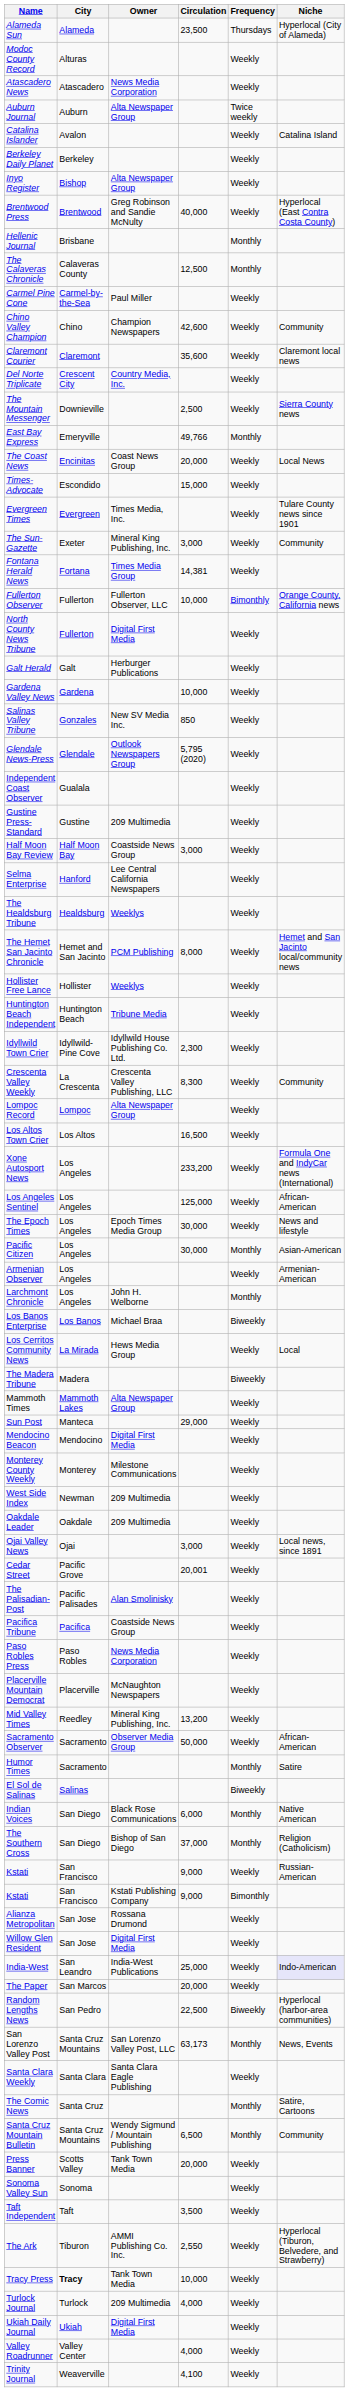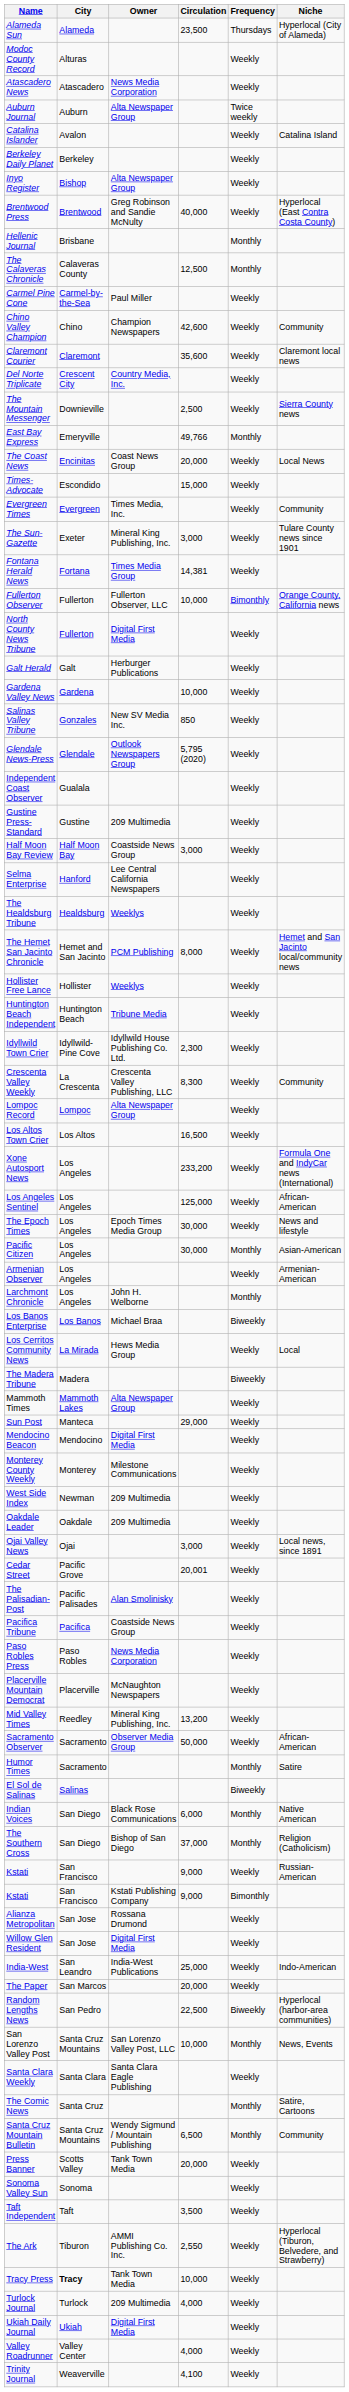(306, 514) Tulare County news since 1901 -> (301, 509) Community
(301, 543) Community -> (306, 538) Tulare County news since 1901
(308, 1967) lavender background -> (308, 1967) no background
(194, 2044) 63,173 -> (194, 2044) 10,000
